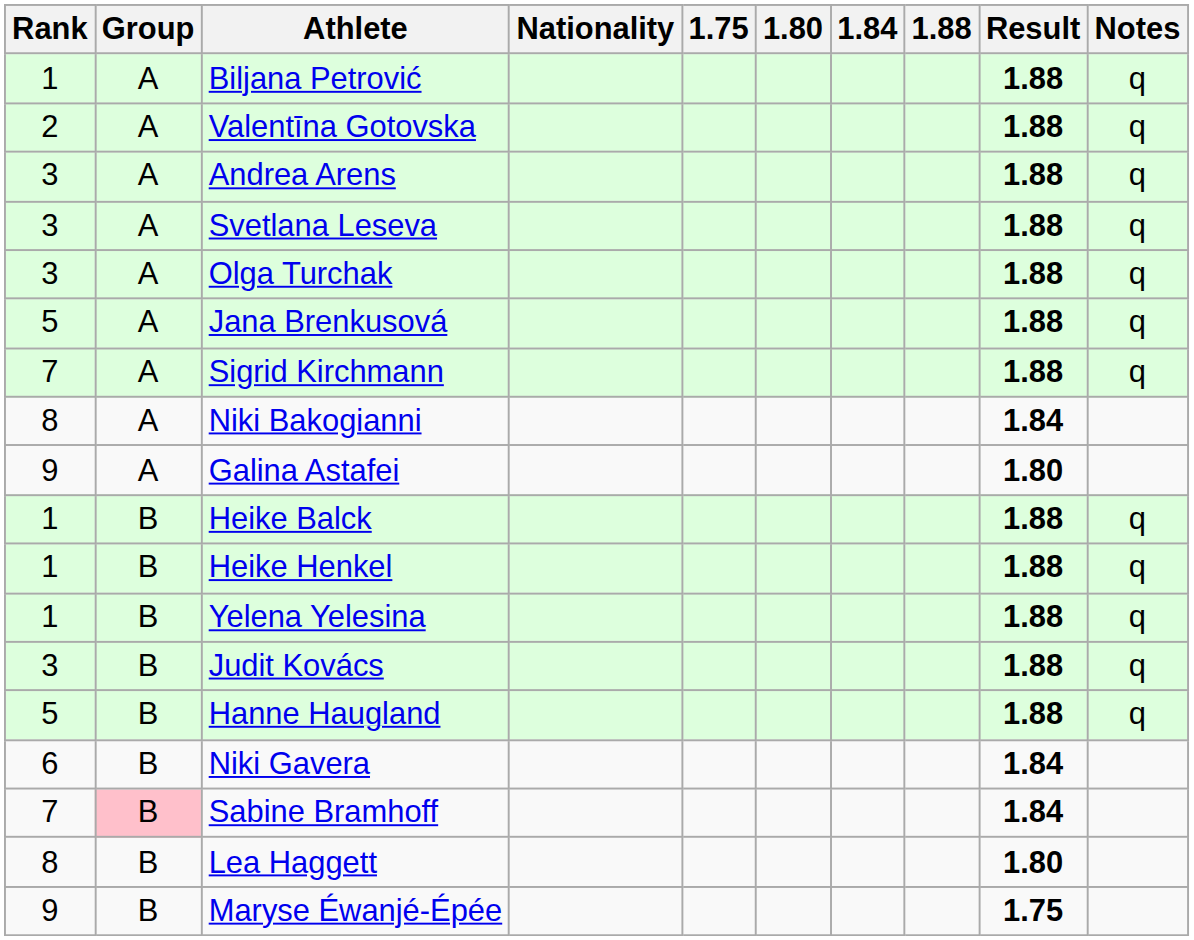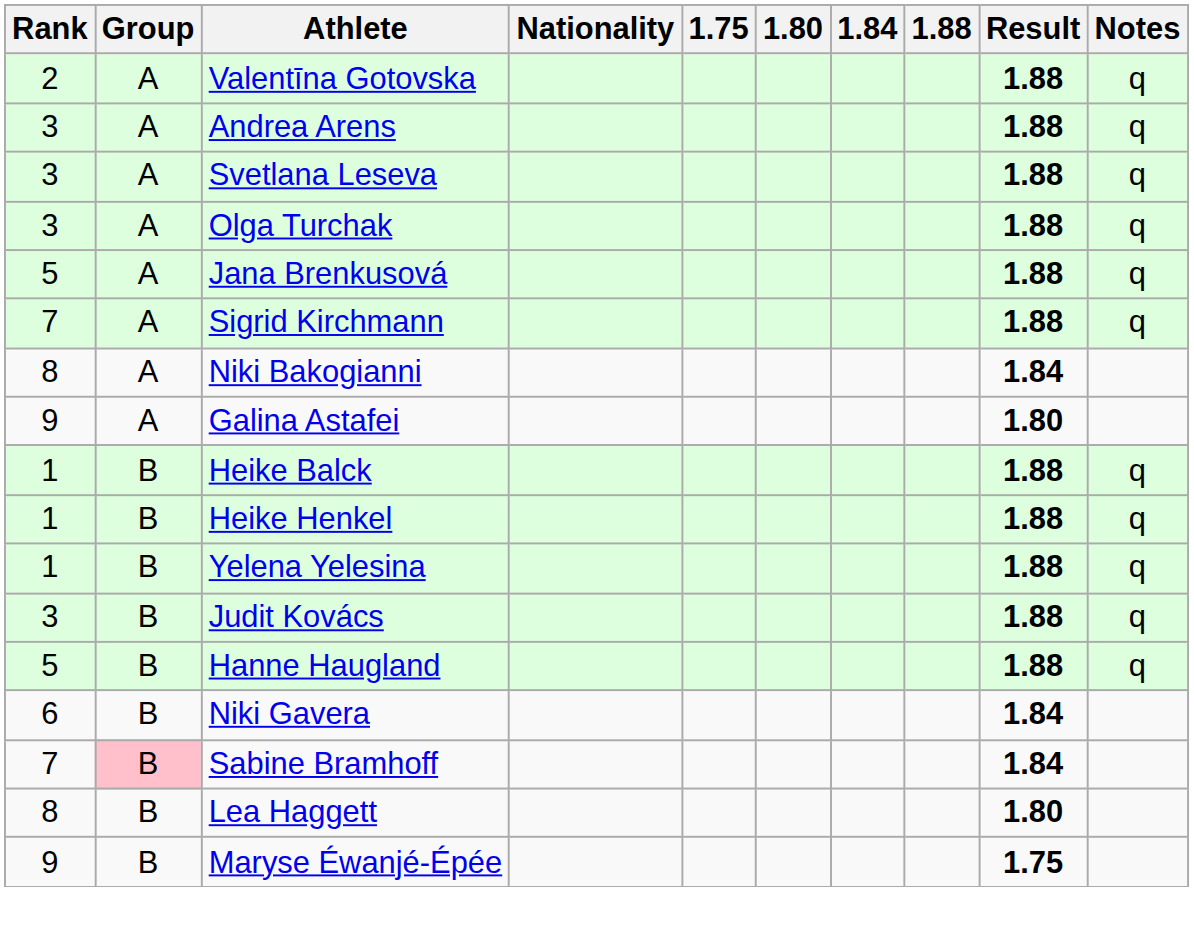- row: (315, 77)
